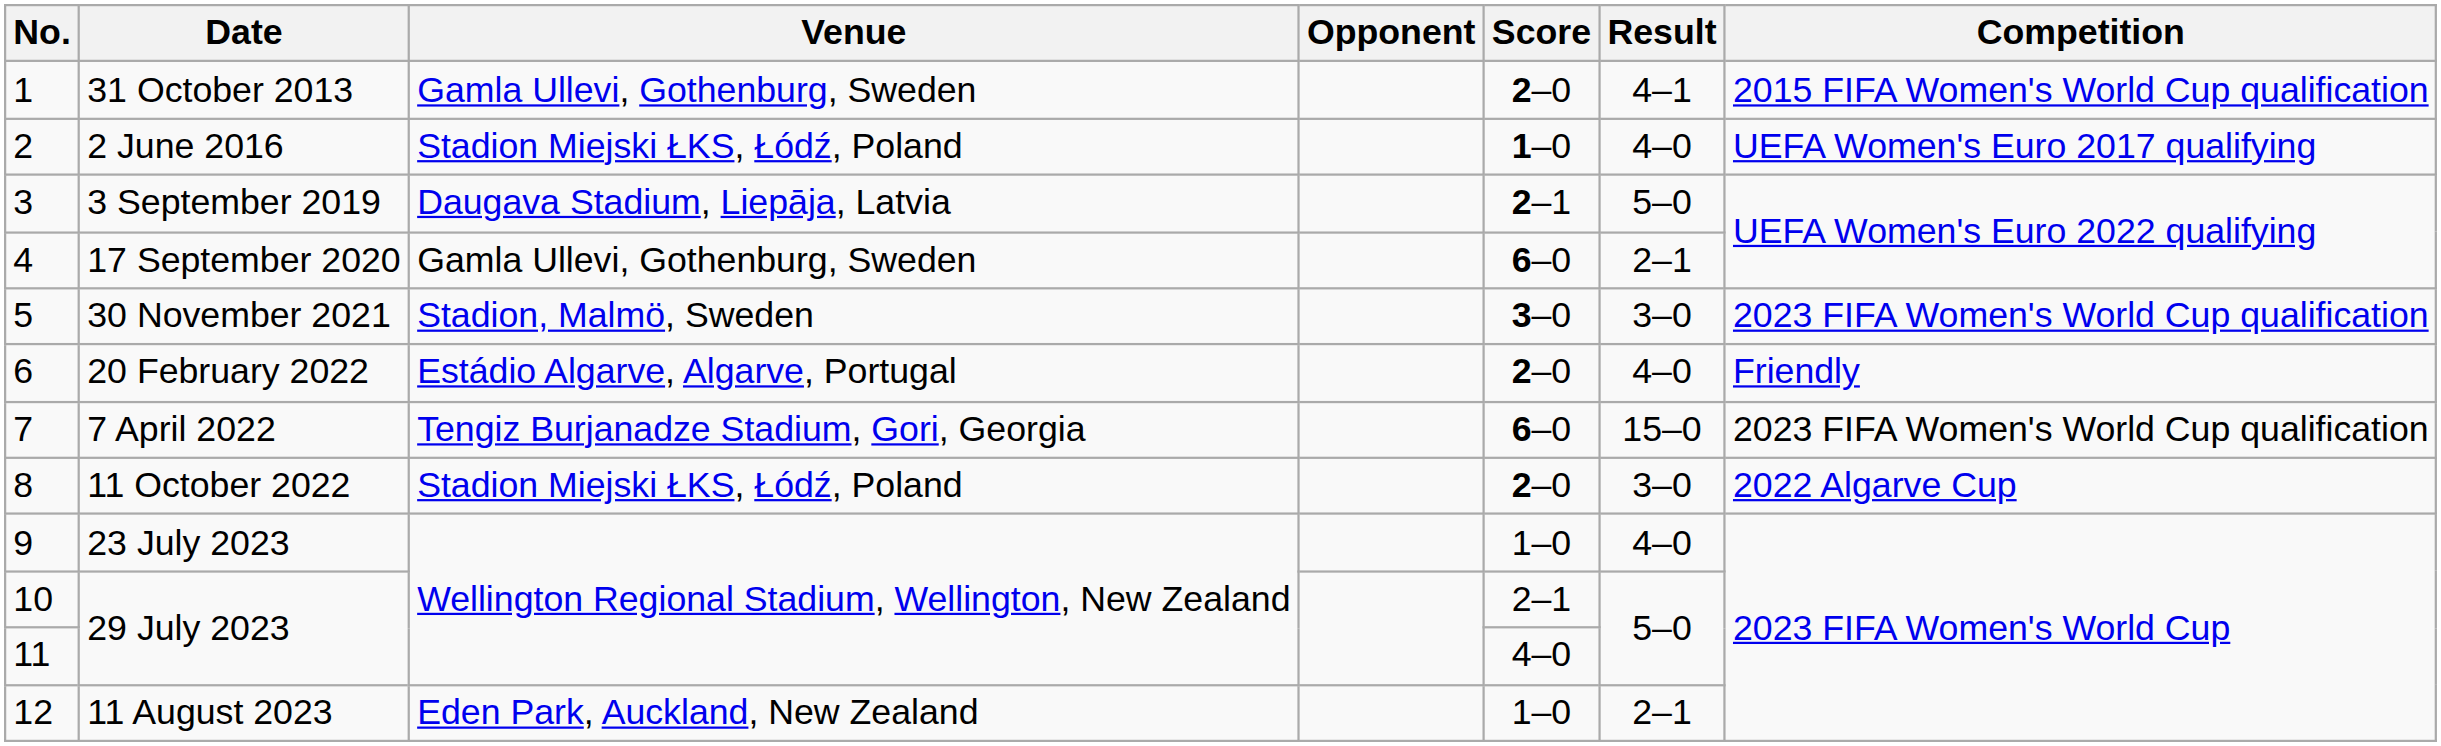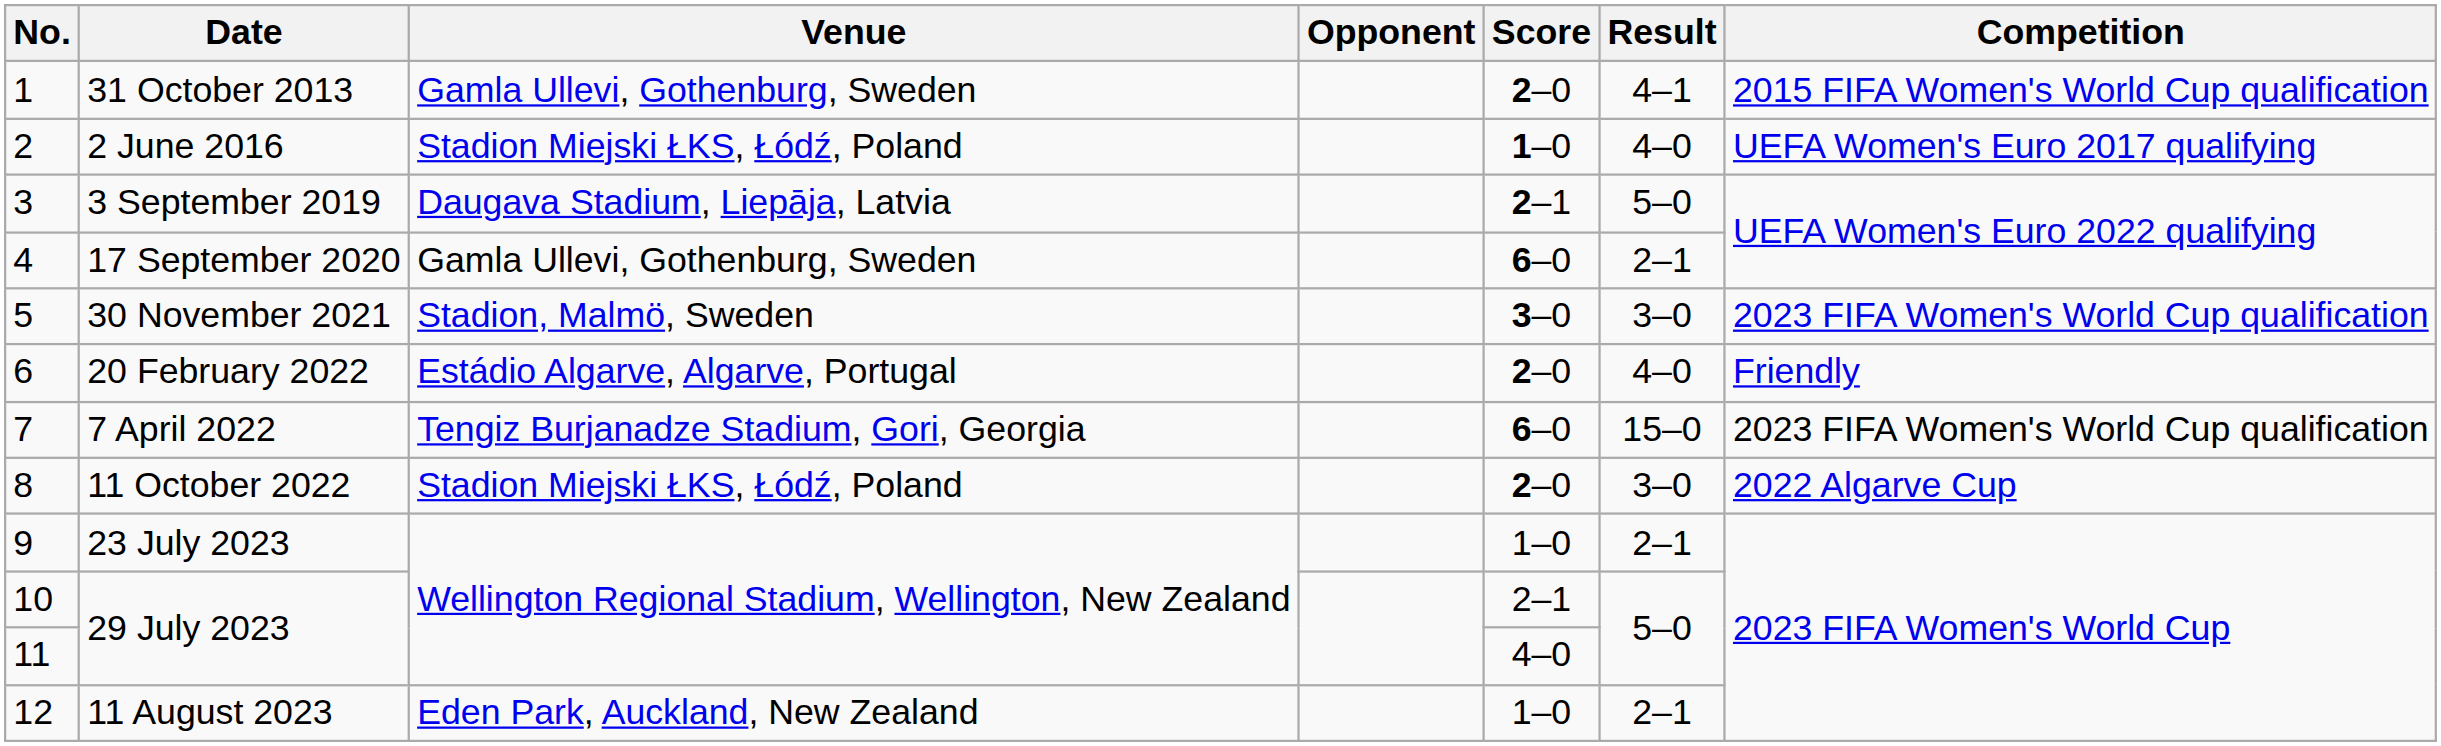(1662, 542) 4–0 -> (1662, 542) 2–1
